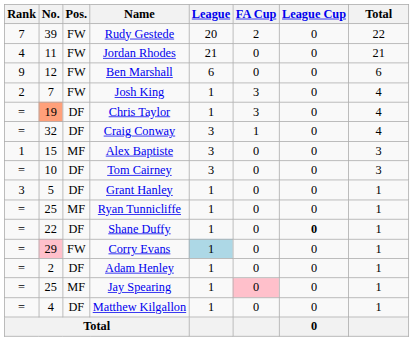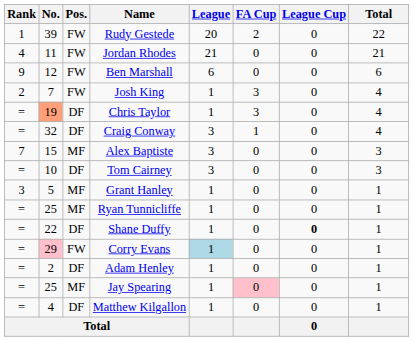(22, 33) 7 -> (22, 33) 1
(22, 151) 1 -> (22, 151) 7
(76, 190) DF -> (76, 190) MF
